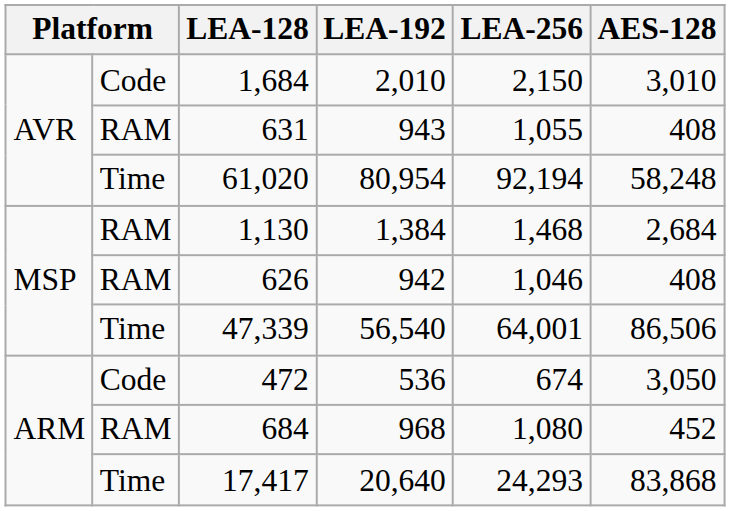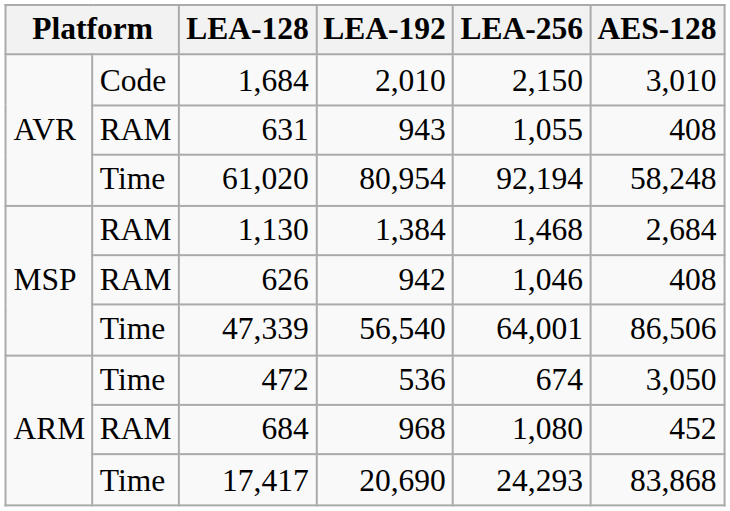(133, 379) Code -> (133, 379) Time
(403, 479) 20,640 -> (403, 479) 20,690
